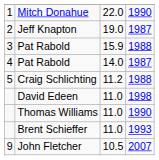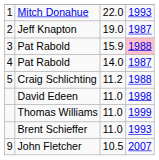(140, 12) 1990 -> (140, 12) 1993
(140, 46) no background -> (140, 46) pink background
(140, 113) 1990 -> (140, 113) 1999
